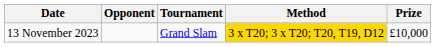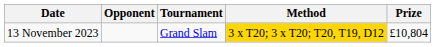(409, 32) £10,000 -> (409, 32) £10,804
